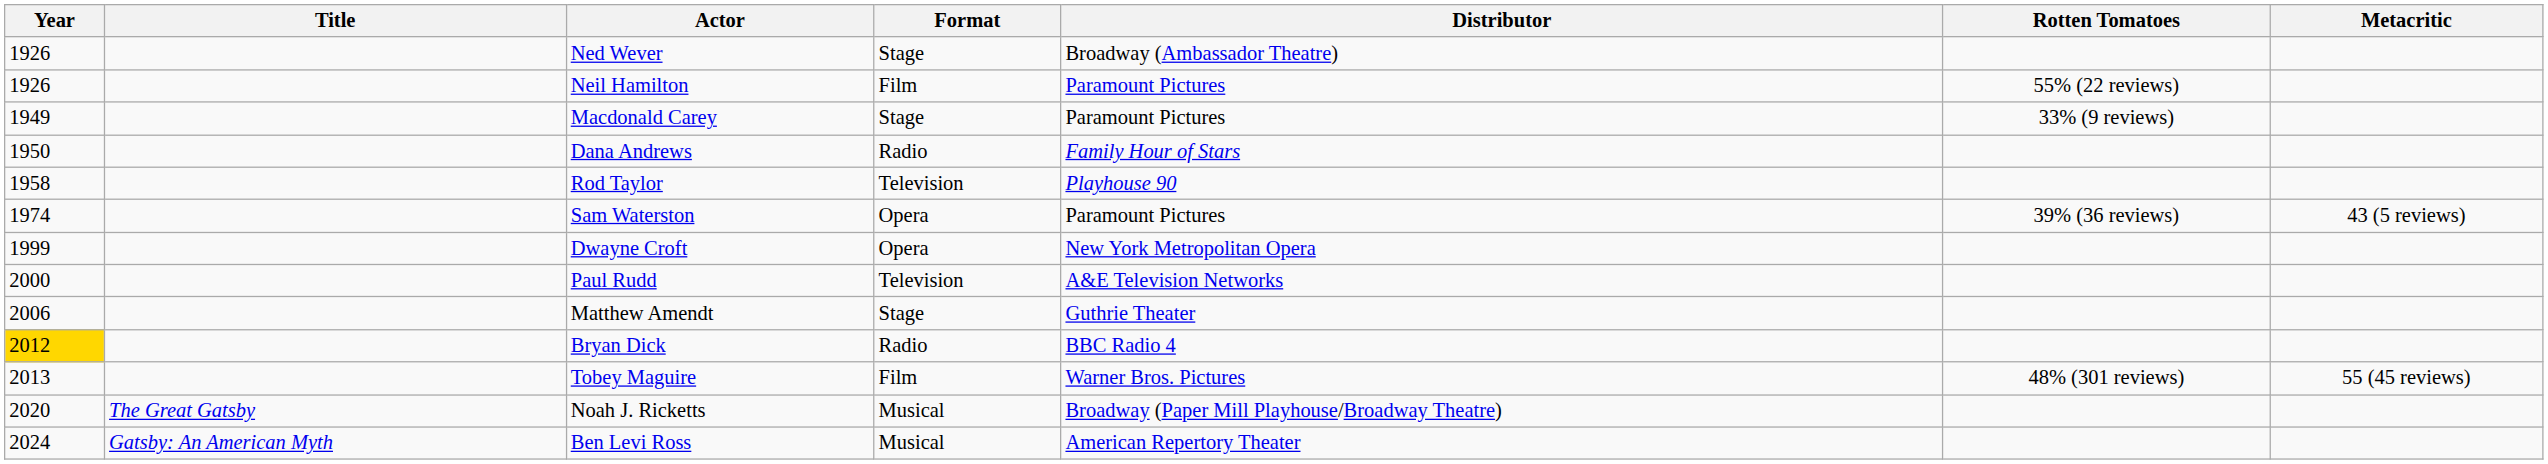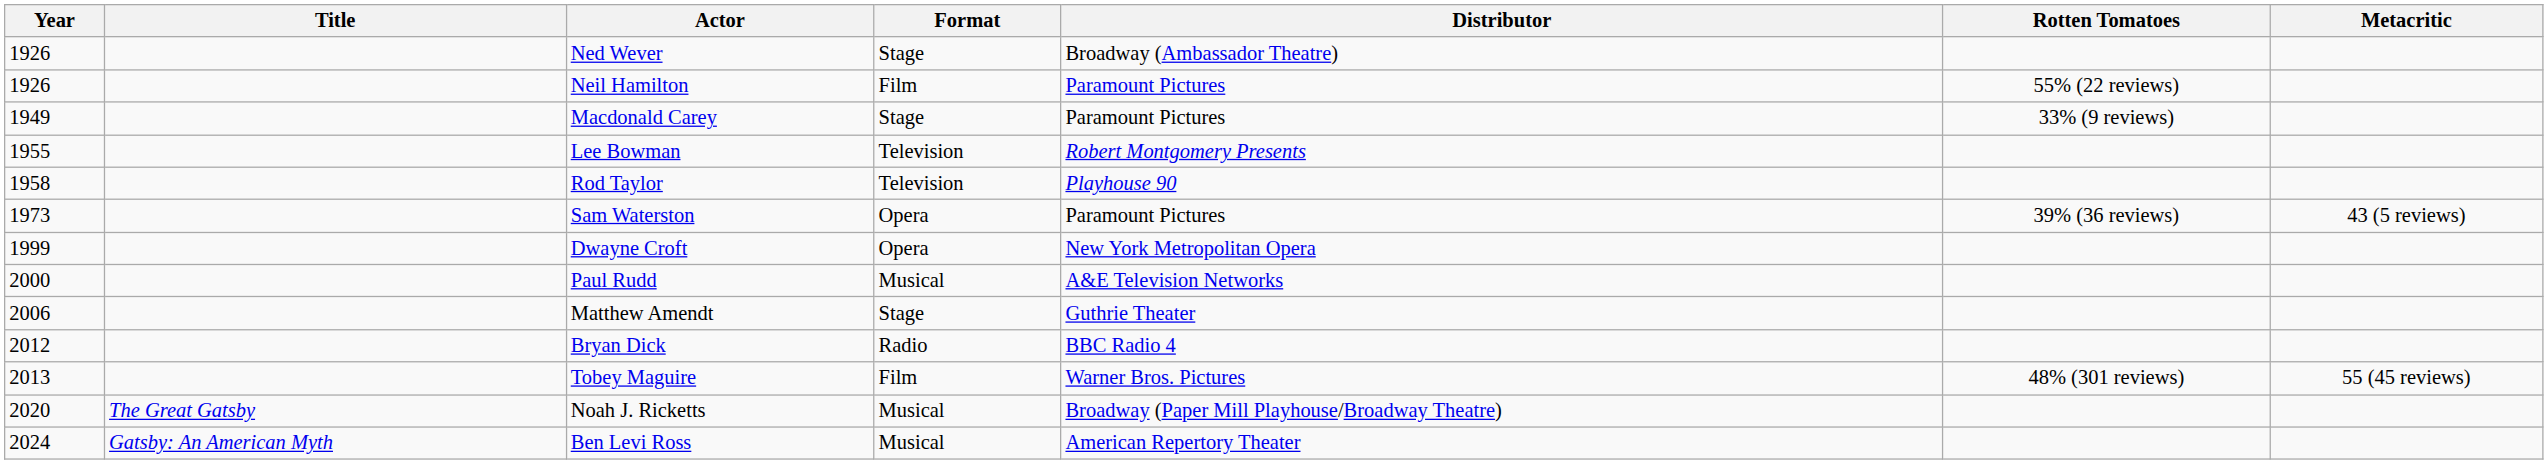- row: (631, 150)
+ row: (626, 150)
(30, 215) 1974 -> (30, 215) 1973
(921, 280) Television -> (912, 280) Musical
(30, 345) gold background -> (30, 345) no background
